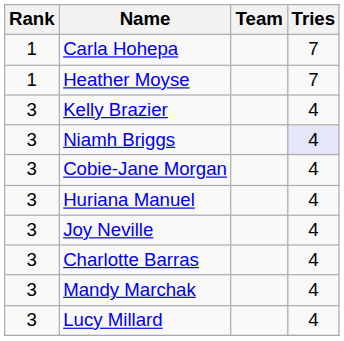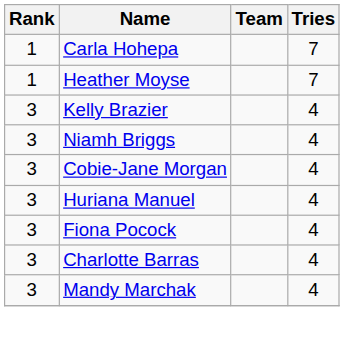(313, 139) lavender background -> (313, 139) no background
+ row: (120, 229)
- row: (108, 229)
- row: (113, 319)
